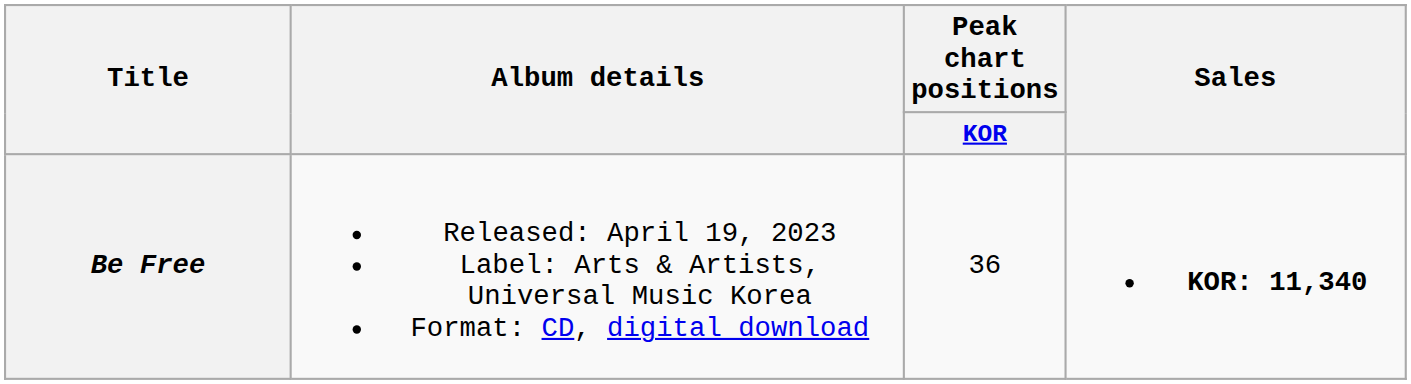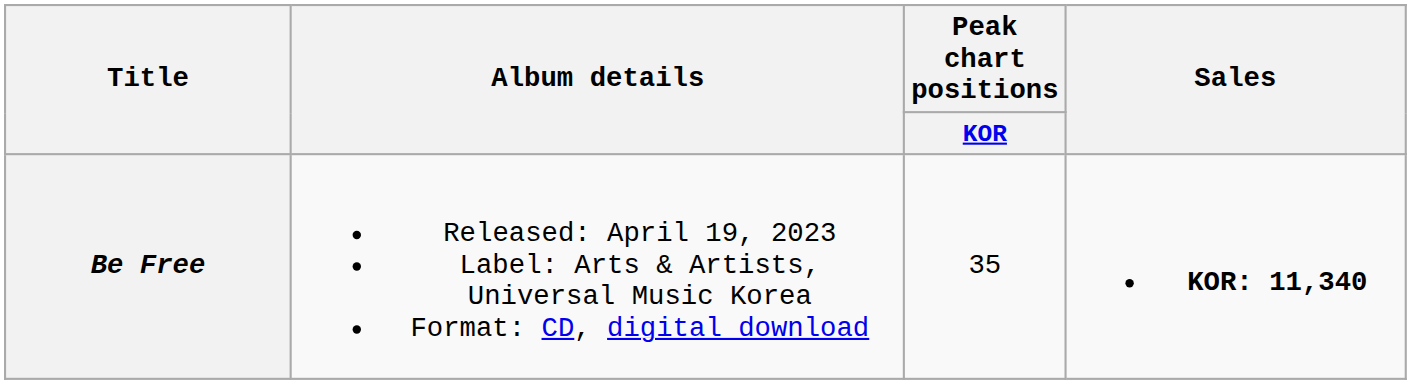(985, 266) 36 -> (985, 266) 35
